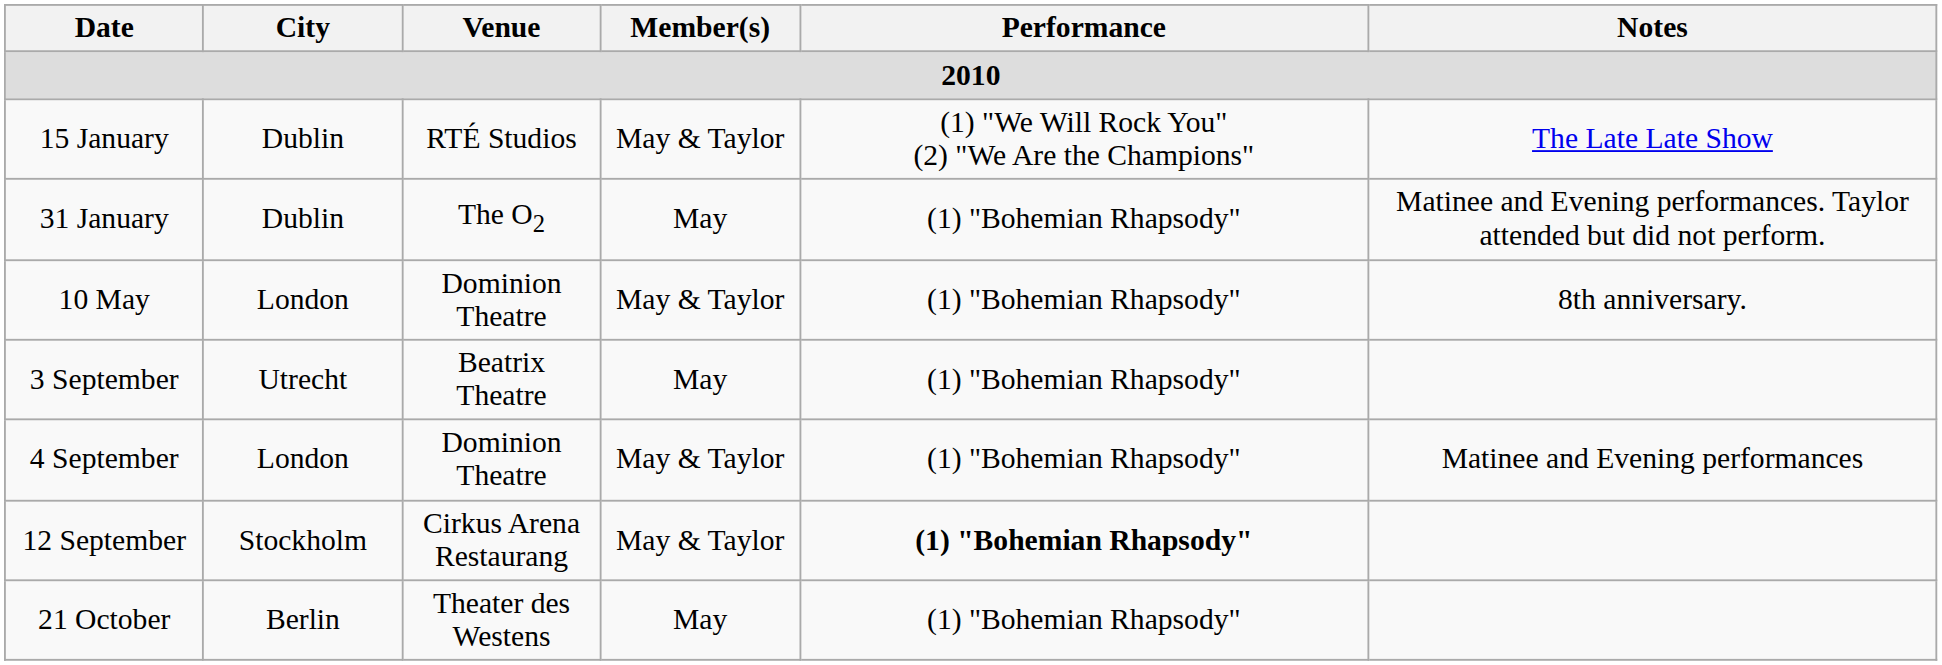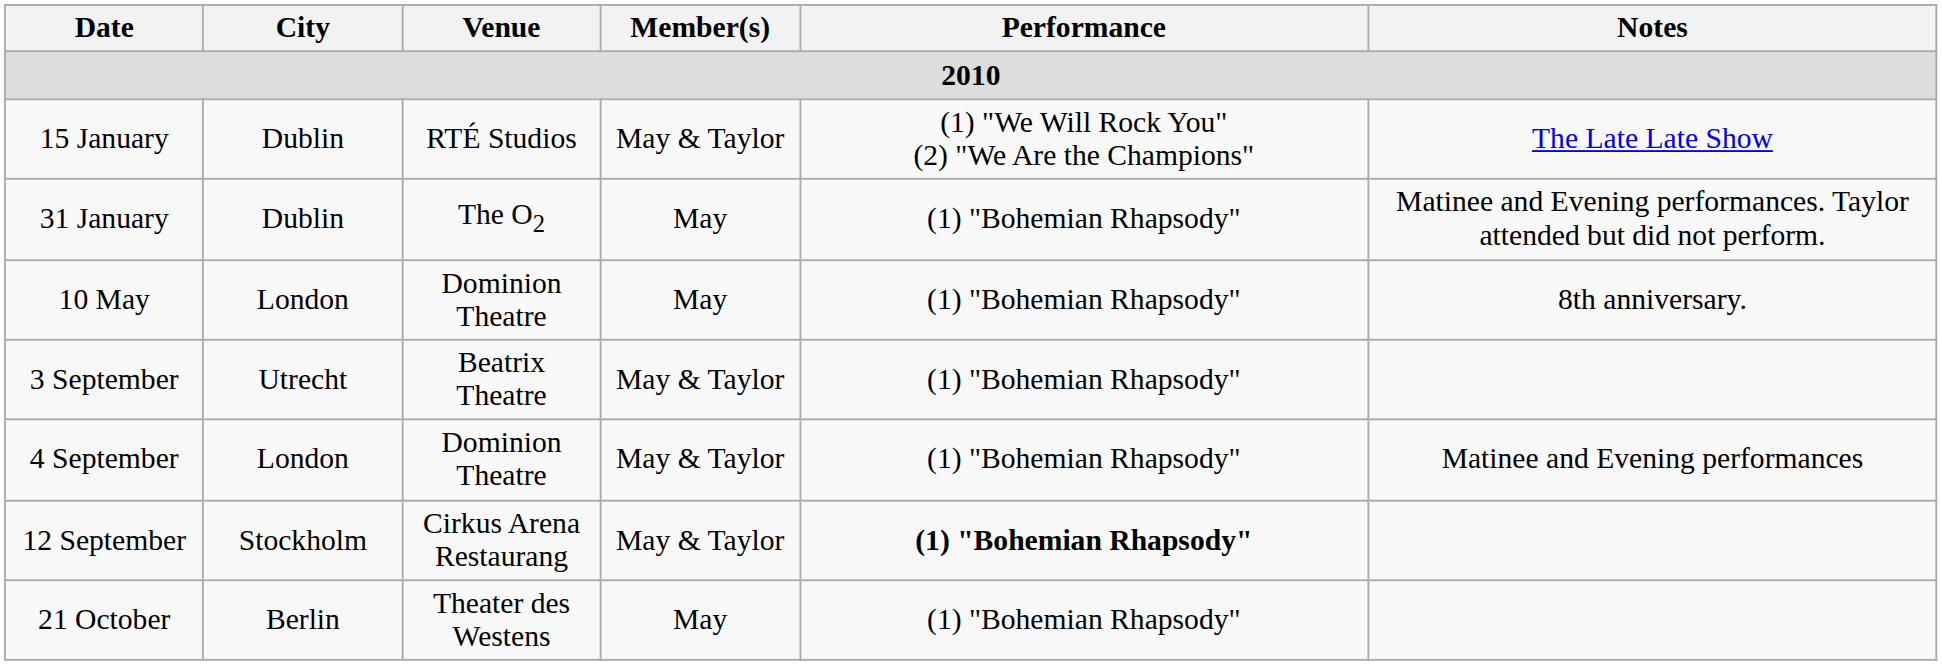(700, 298) May & Taylor -> (700, 298) May
(700, 379) May -> (700, 379) May & Taylor
